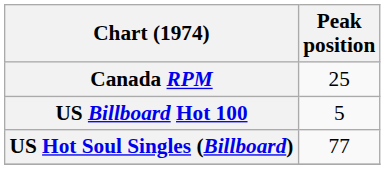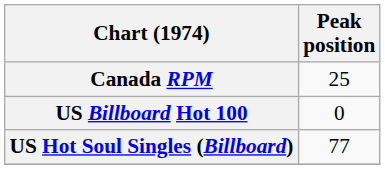(339, 112) 5 -> (339, 112) 0
